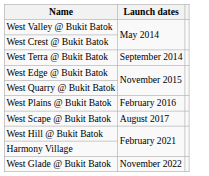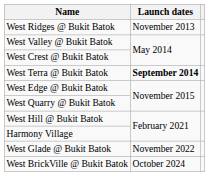+ row: (61, 27)
(151, 57) normal -> (165, 73) bold
- row: (59, 103)
- row: (59, 118)
+ row: (67, 164)
